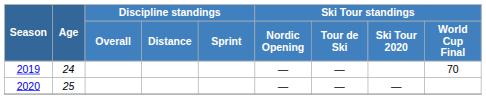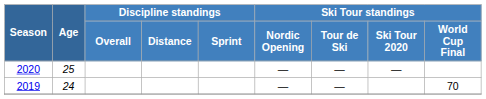rows swapped: (28, 70) <-> (28, 86)
